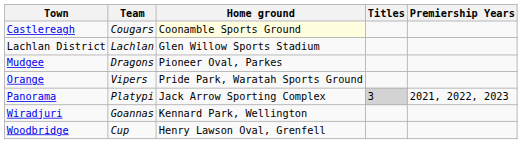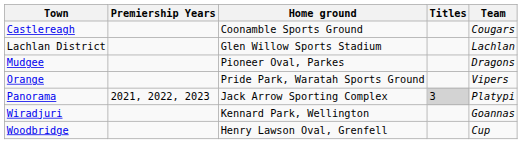columns swapped: (132, 13) <-> (462, 13)
(230, 30) lightyellow background -> (292, 30) no background
